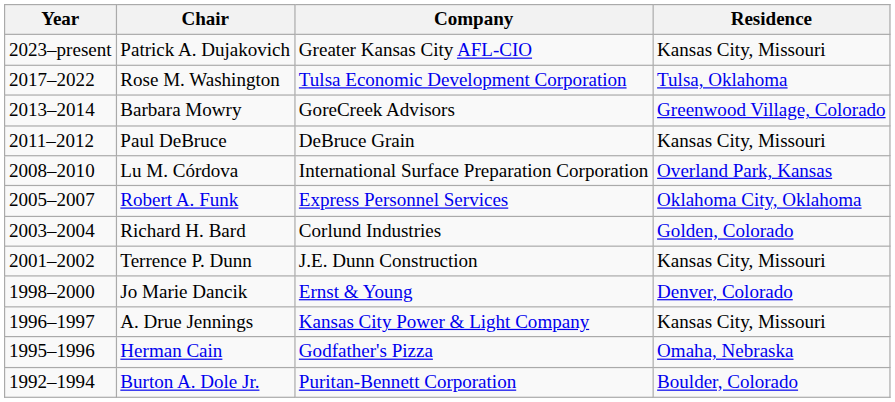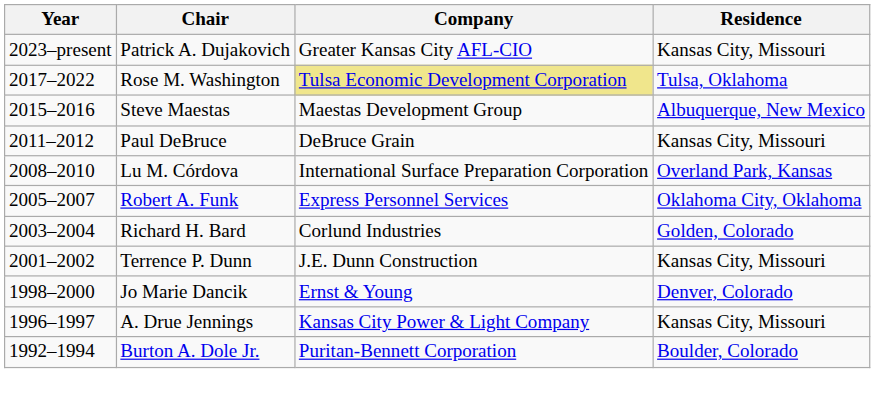(463, 79) no background -> (463, 79) khaki background
+ row: (175, 110)
- row: (181, 110)
- row: (171, 351)
